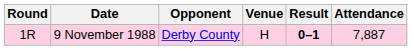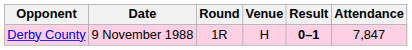columns swapped: (28, 14) <-> (201, 14)
(369, 34) 7,887 -> (369, 34) 7,847
